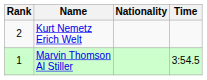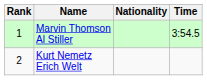rows swapped: (73, 61) <-> (64, 34)
